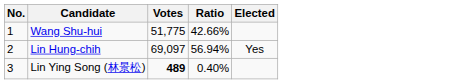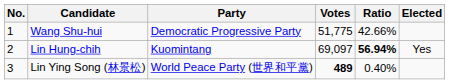+ column: (232, 13)
(210, 49) normal -> (377, 49) bold
